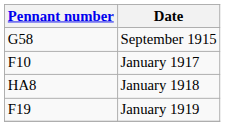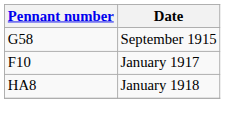- row: (160, 109)
